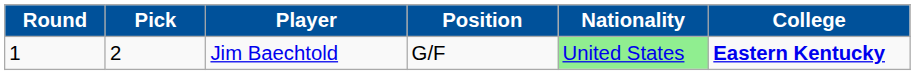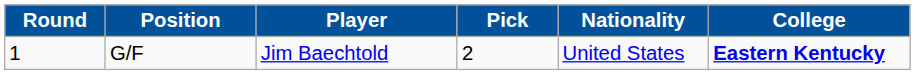columns swapped: (155, 20) <-> (482, 20)
(623, 52) lightgreen background -> (623, 52) no background
